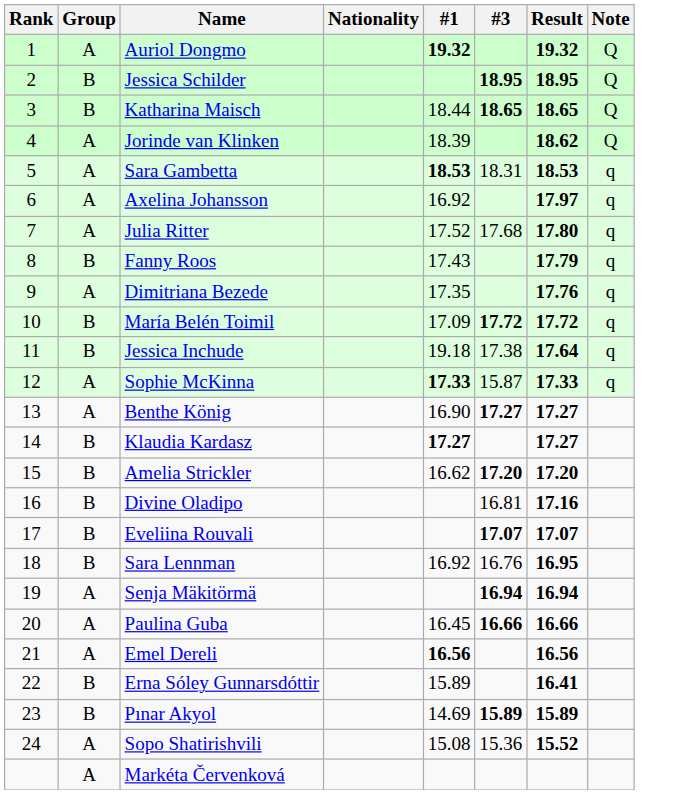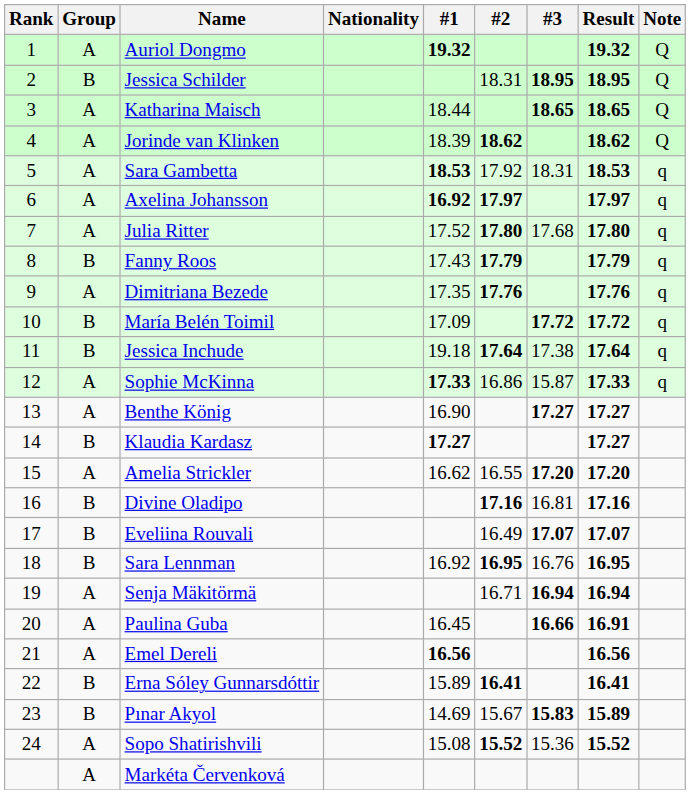+ column: (501, 19)
(89, 110) B -> (89, 110) A
(449, 200) normal -> (449, 200) bold
(89, 472) B -> (89, 472) A
(557, 623) 16.66 -> (609, 623) 16.91
(501, 714) 15.89 -> (552, 714) 15.83
